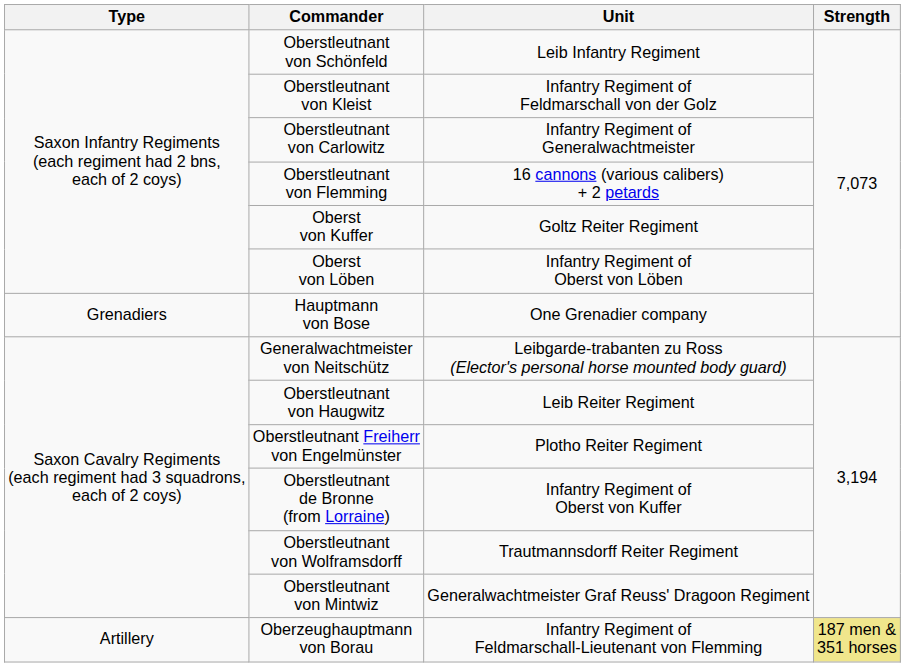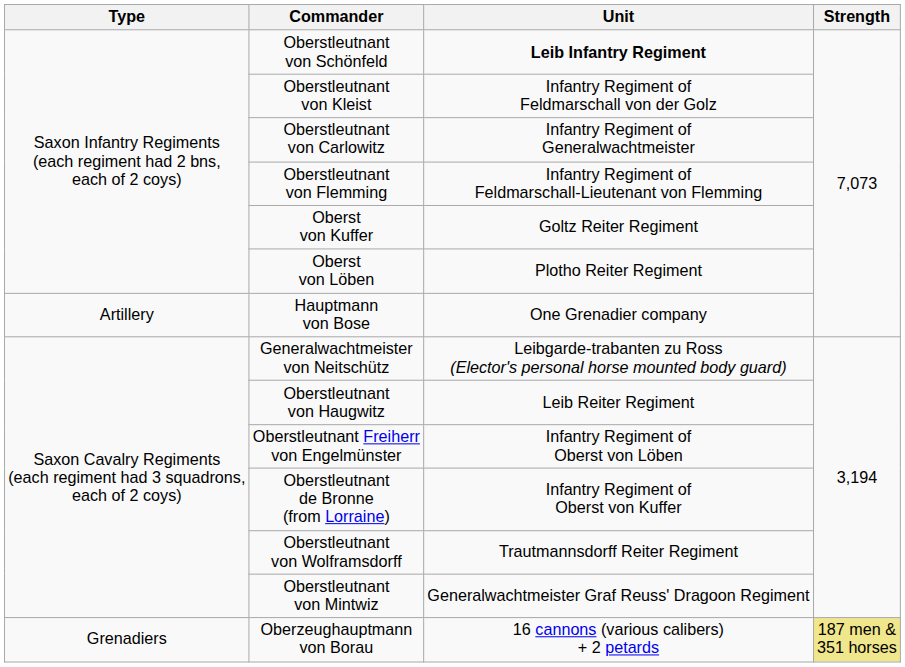(618, 52) normal -> (618, 52) bold
(618, 183) 16 cannons (various calibers) + 2 petards -> (618, 183) Infantry Regiment of Feldmarschall-Lieutenant von Flemming
(618, 271) Infantry Regiment of Oberst von Löben -> (618, 271) Plotho Reiter Regiment
(127, 314) Grenadiers -> (127, 314) Artillery
(618, 446) Plotho Reiter Regiment -> (618, 446) Infantry Regiment of Oberst von Löben
(127, 639) Artillery -> (127, 639) Grenadiers
(618, 639) Infantry Regiment of Feldmarschall-Lieutenant von Flemming -> (618, 639) 16 cannons (various calibers) + 2 petards
